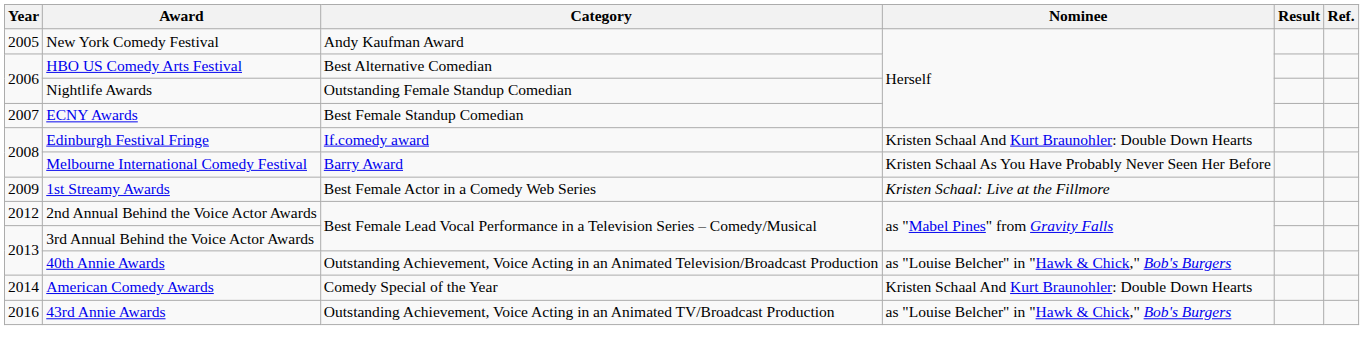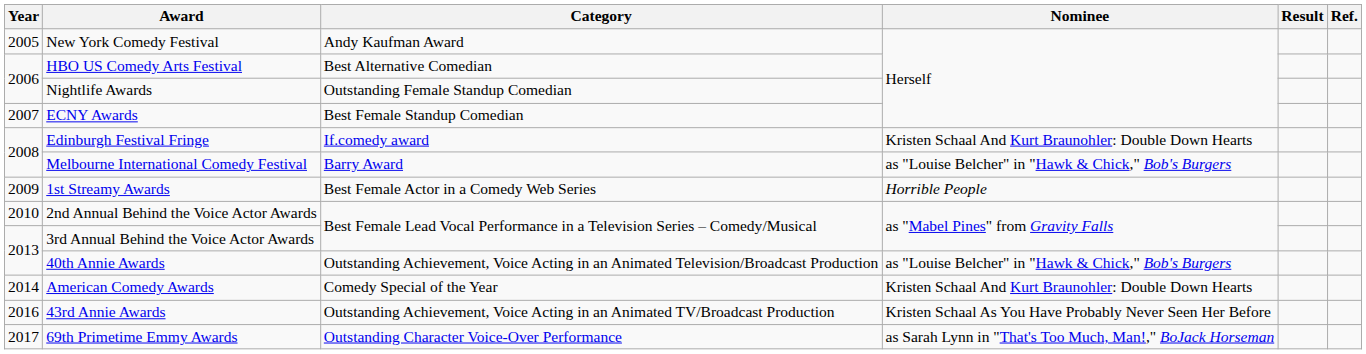(1078, 164) Kristen Schaal As You Have Probably Never Seen Her Before -> (1058, 164) as "Louise Belcher" in "Hawk & Chick," Bob's Burgers
(998, 189) Kristen Schaal: Live at the Fillmore -> (936, 189) Horrible People
(24, 213) 2012 -> (24, 213) 2010
(1058, 312) as "Louise Belcher" in "Hawk & Chick," Bob's Burgers -> (1078, 312) Kristen Schaal As You Have Probably Never Seen Her Before
+ row: (142, 336)
